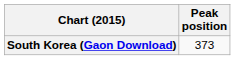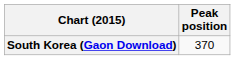(205, 45) 373 -> (205, 45) 370
